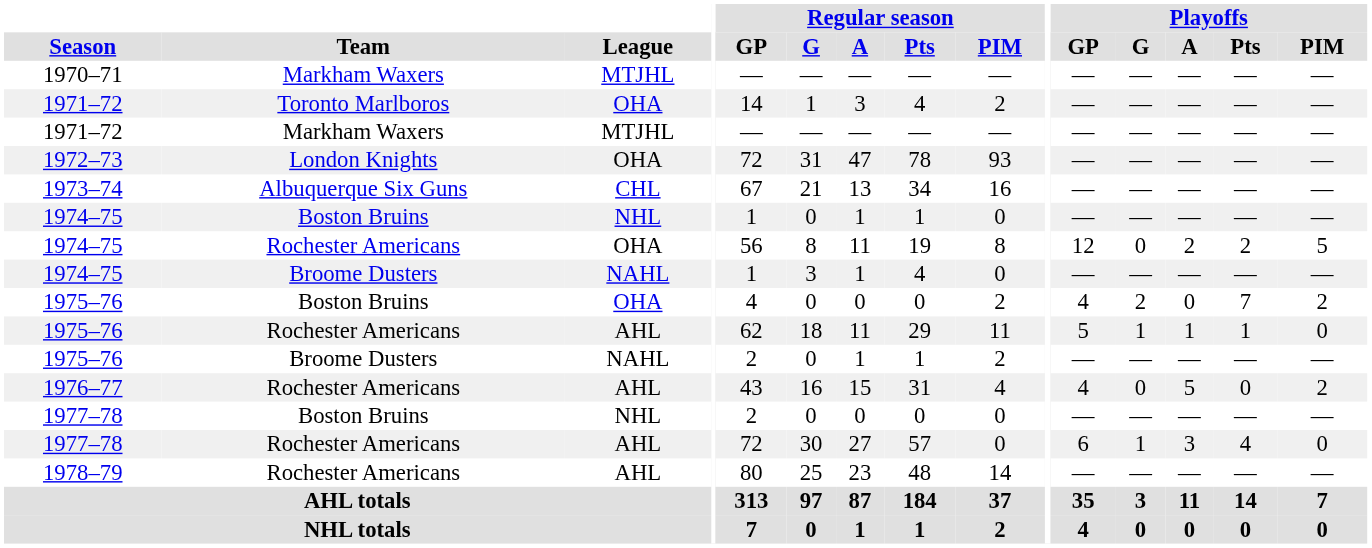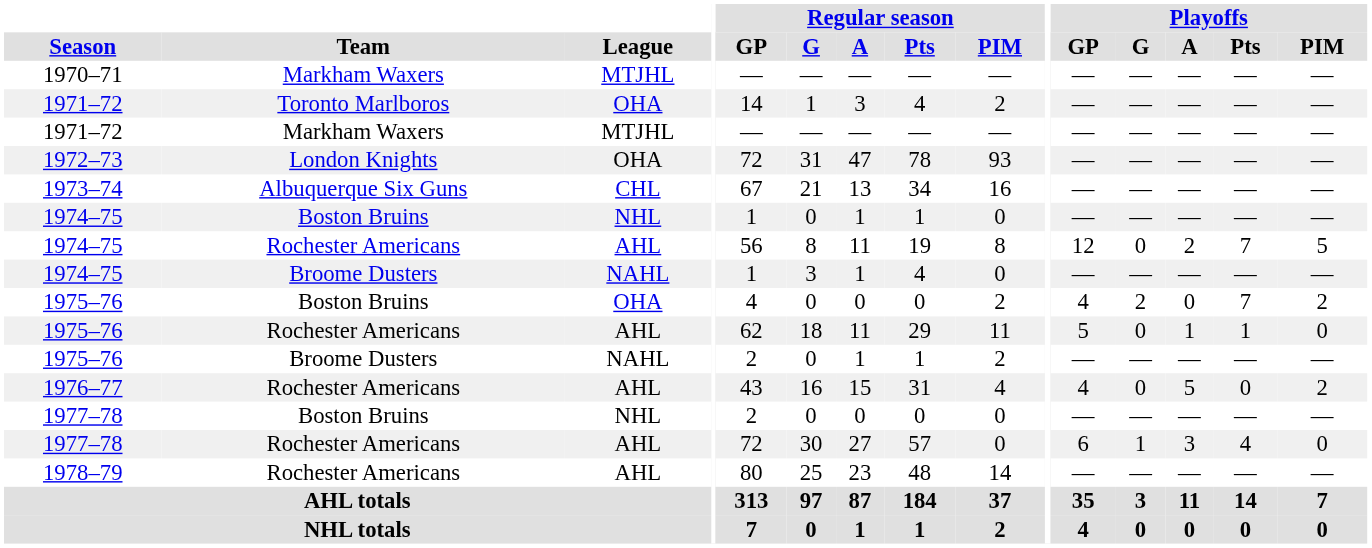(638, 245) OHA -> (638, 245) AHL
(1245, 245) 2 -> (1245, 245) 7
(1140, 330) 1 -> (1140, 330) 0
